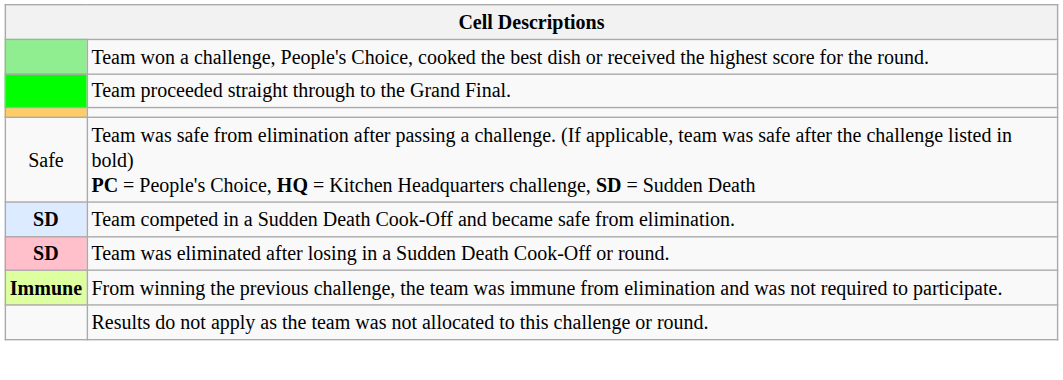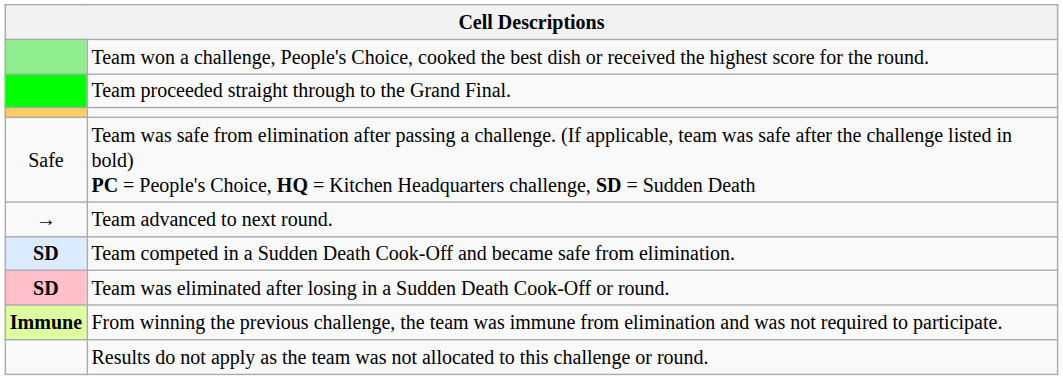+ row: (212, 219)
